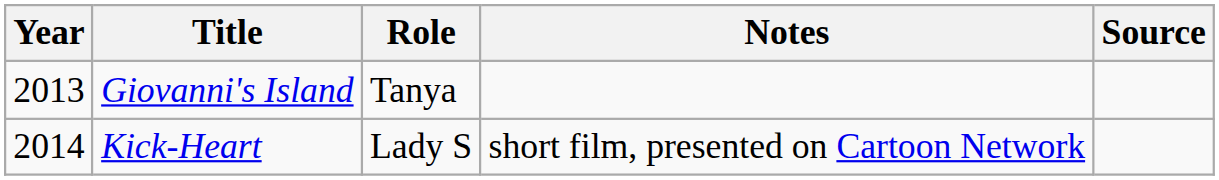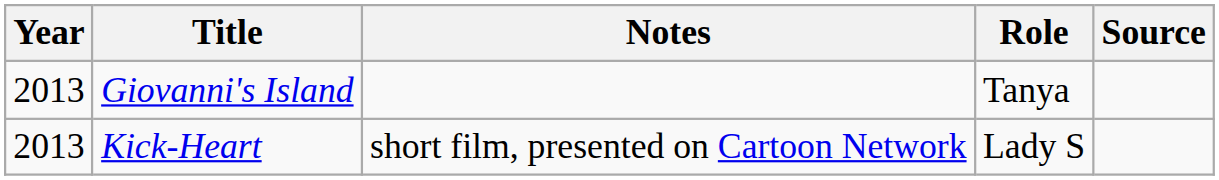columns swapped: (421, 32) <-> (787, 32)
(49, 145) 2014 -> (49, 145) 2013
